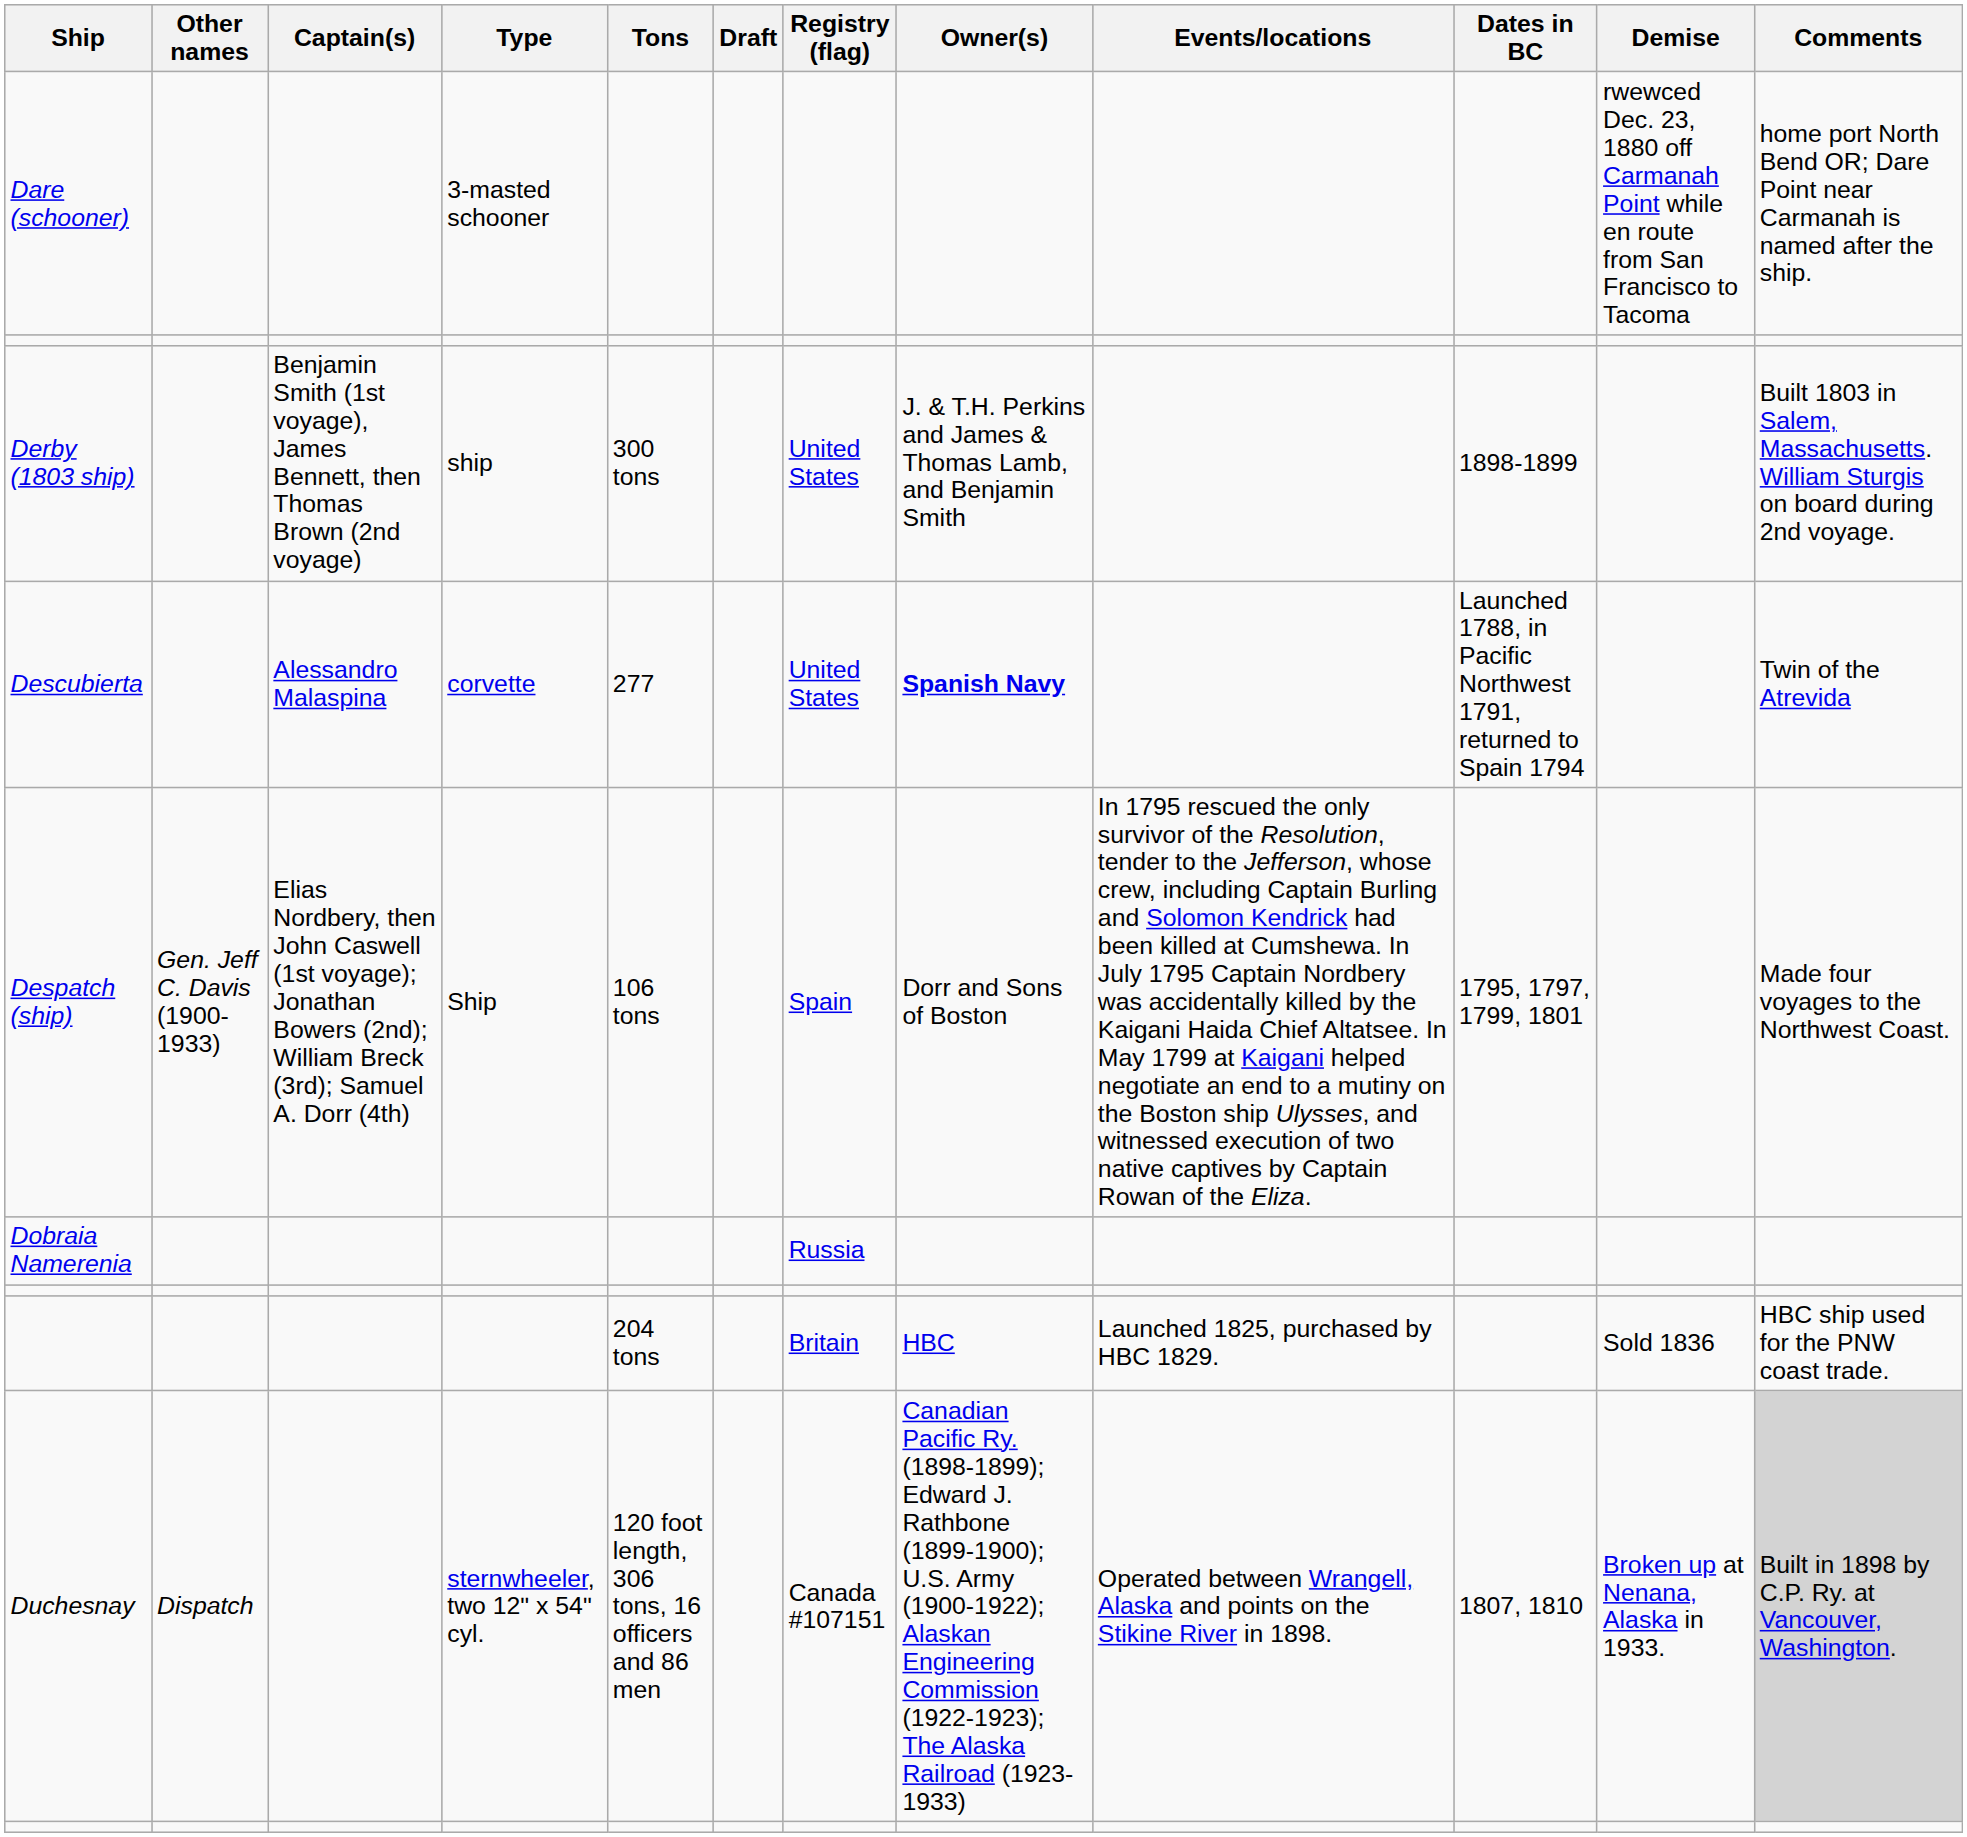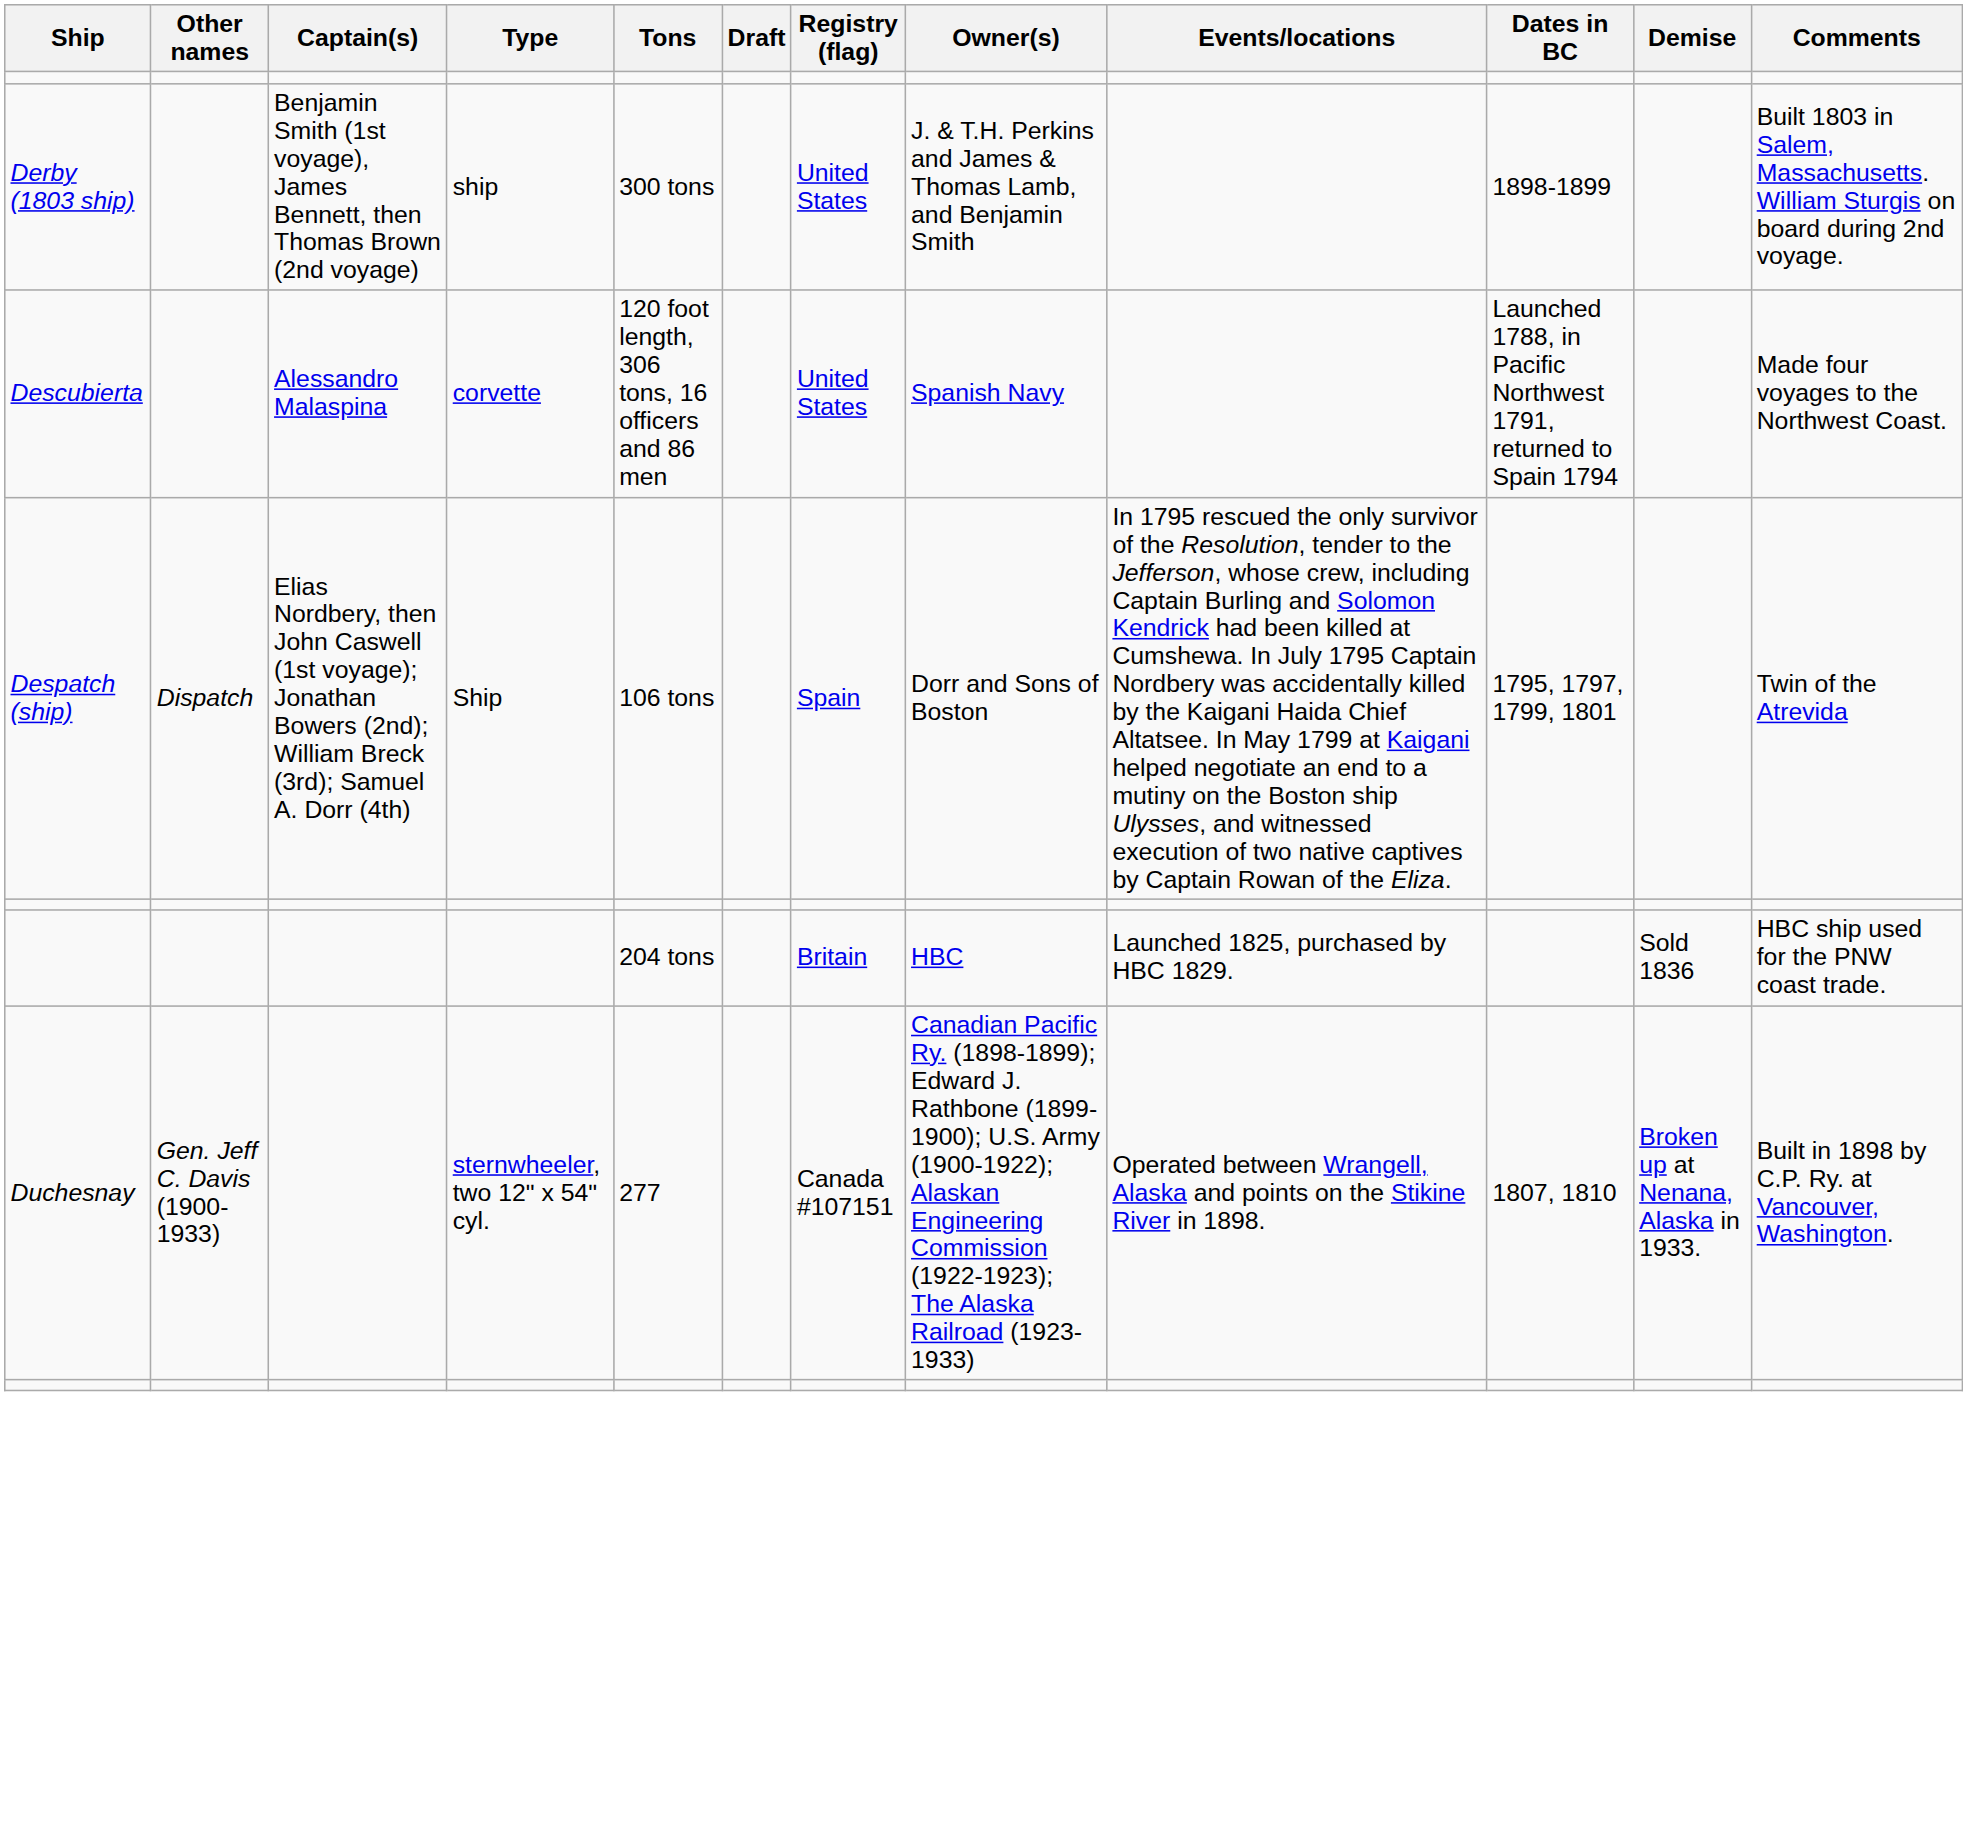- row: (70, 202)
(634, 683) 277 -> (664, 393) 120 foot length, 306 tons, 16 officers and 86 men
(984, 683) bold -> (988, 393) normal
(1820, 683) Twin of the Atrevida -> (1852, 393) Made four voyages to the Northwest Coast.
(207, 1002) Gen. Jeff C. Davis (1900-1933) -> (205, 697) Dispatch
(1855, 1002) Made four voyages to the Northwest Coast. -> (1817, 697) Twin of the Atrevida
- row: (71, 1250)
(205, 1605) Dispatch -> (207, 1192) Gen. Jeff C. Davis (1900-1933)
(658, 1605) 120 foot length, 306 tons, 16 officers and 86 men -> (640, 1192) 277
(1845, 1605) lightgrey background -> (1842, 1192) no background
